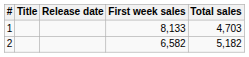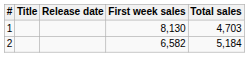(173, 28) 8,133 -> (173, 28) 8,130
(229, 44) 5,182 -> (229, 44) 5,184
